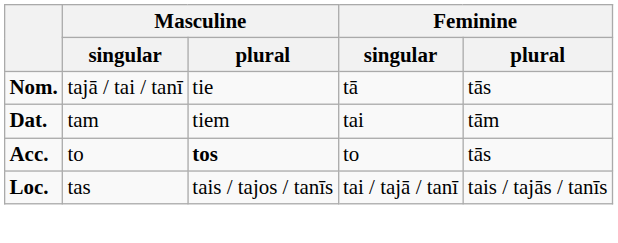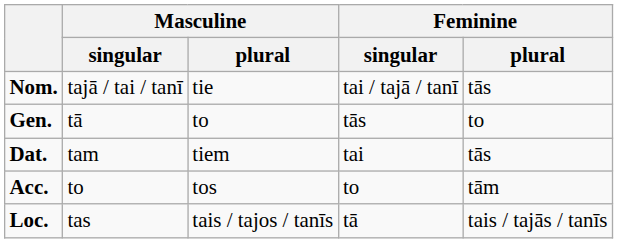(350, 87) tā -> (401, 87) tai / tajā / tanī
+ row: (31, 120)
(484, 120) tām -> (479, 154) tās
(205, 154) bold -> (205, 187) normal
(479, 154) tās -> (484, 187) tām
(401, 187) tai / tajā / tanī -> (350, 220) tā
